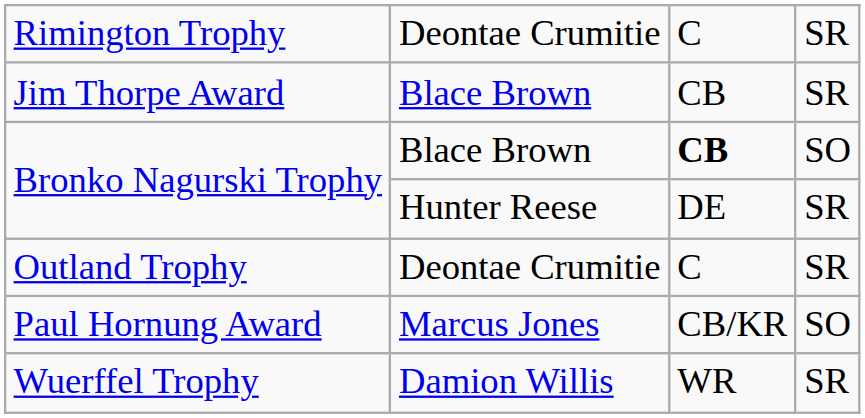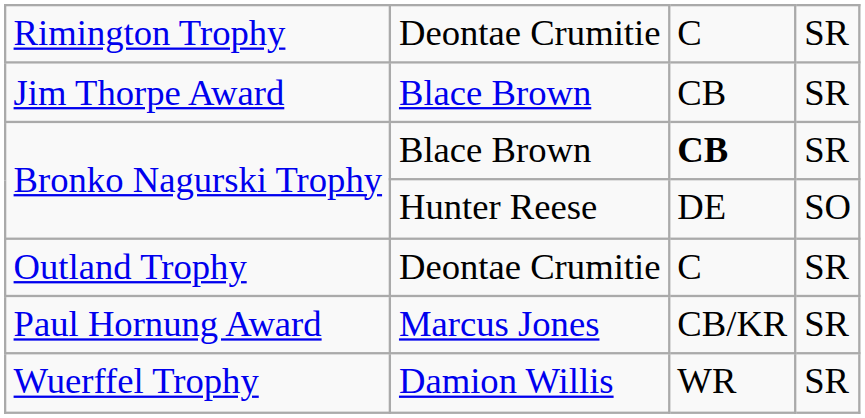(828, 149) SO -> (827, 149) SR
(827, 207) SR -> (828, 207) SO
(828, 324) SO -> (827, 324) SR
